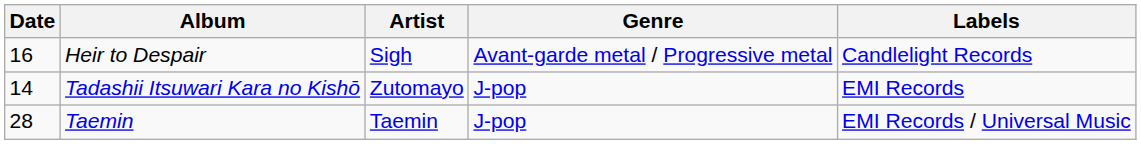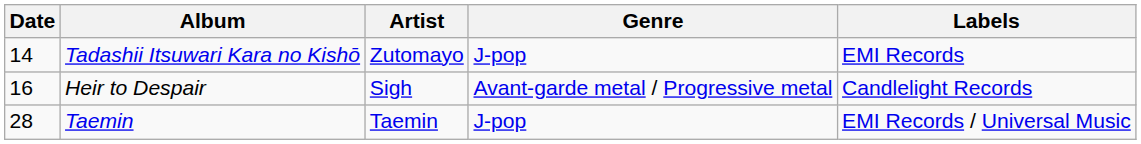rows swapped: (213, 88) <-> (135, 54)
